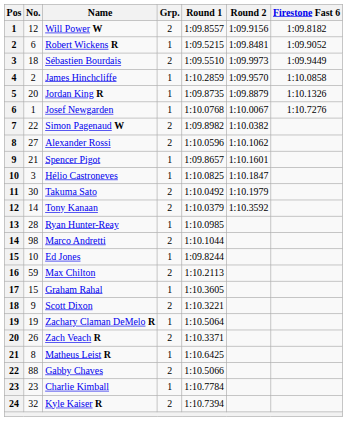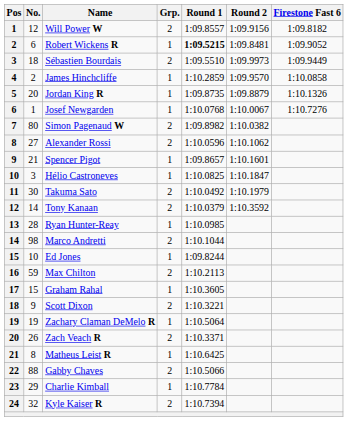(204, 45) normal -> (204, 45) bold
(33, 126) 22 -> (33, 126) 80
(33, 387) 23 -> (33, 387) 29
